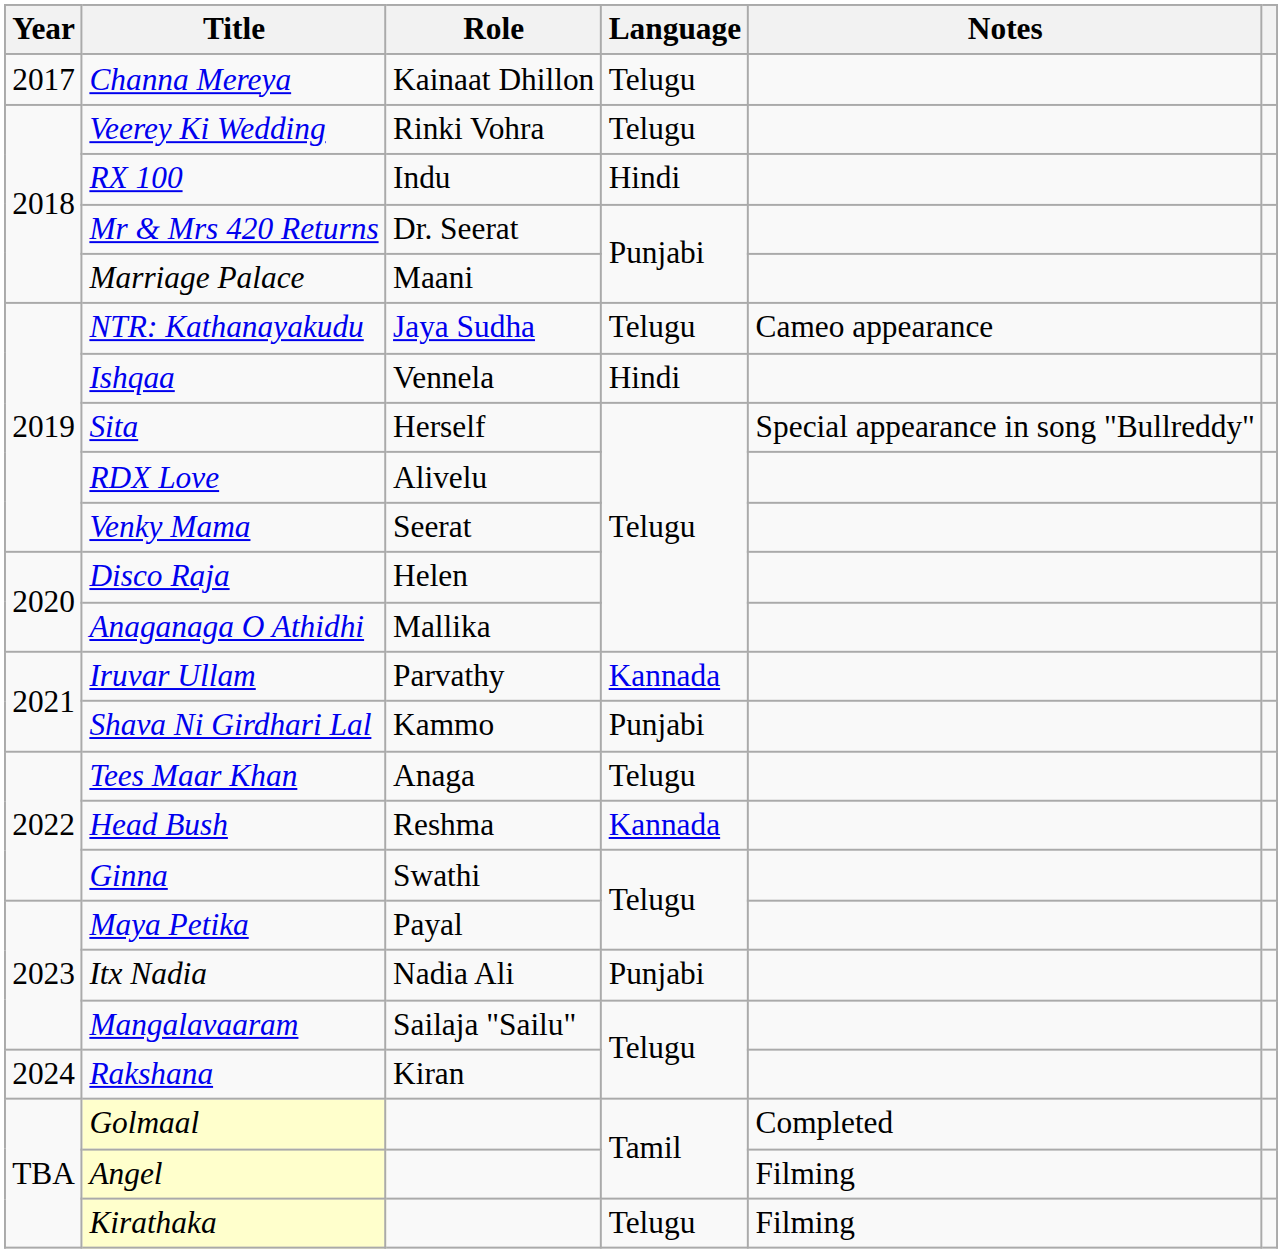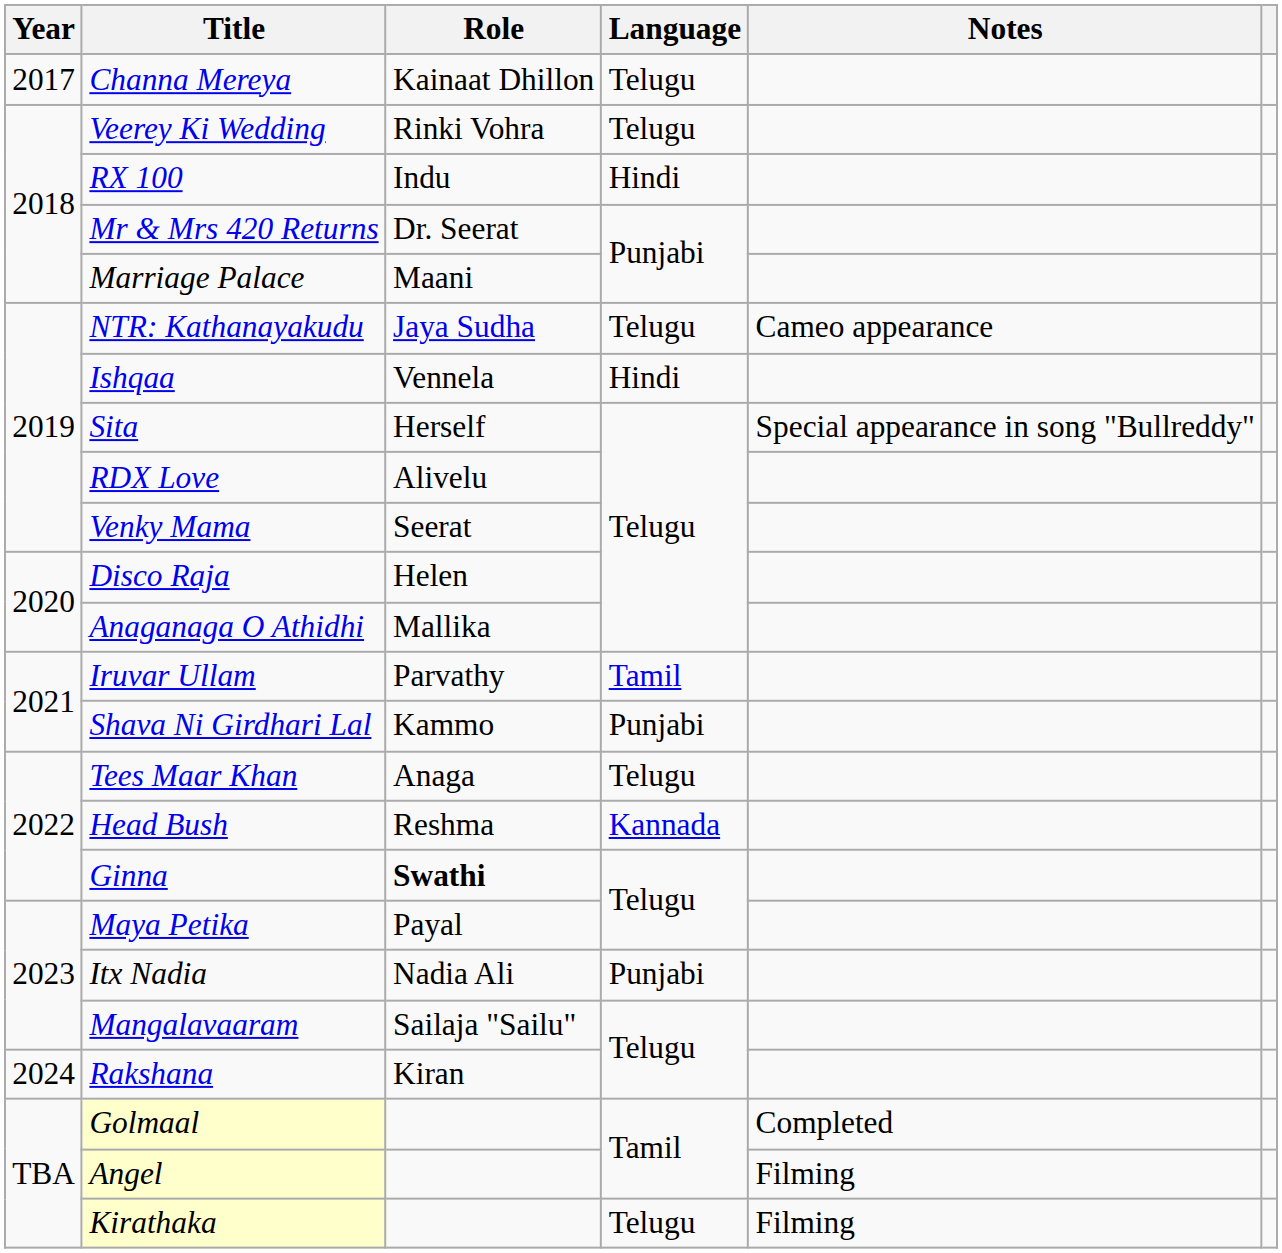(664, 675) Kannada -> (645, 675) Tamil
(437, 874) normal -> (439, 874) bold
